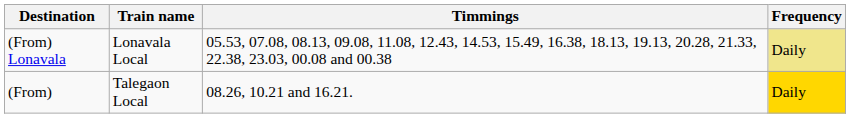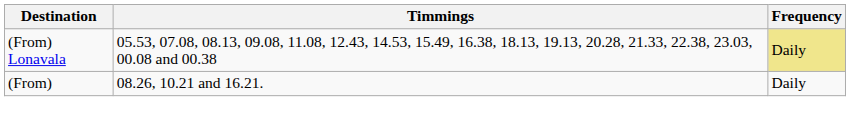- column: (156, 16)
(789, 92) gold background -> (789, 83) no background
